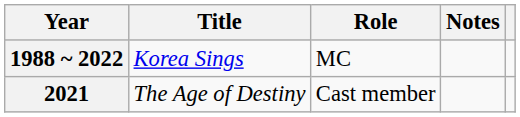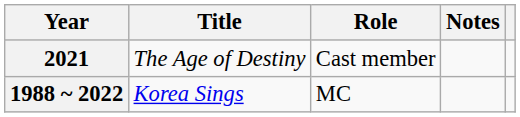rows swapped: (67, 58) <-> (67, 93)
